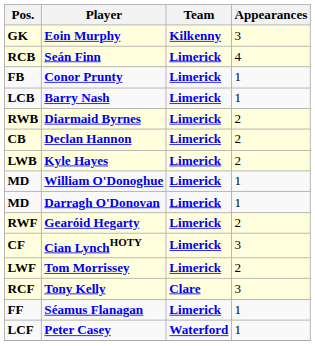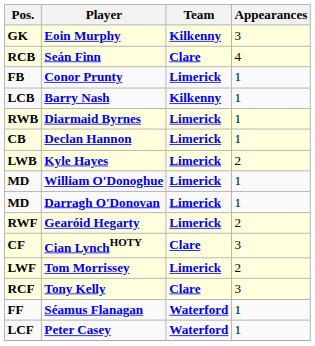(195, 56) Limerick -> (185, 56) Clare
(195, 98) Limerick -> (195, 98) Kilkenny
(238, 118) 2 -> (238, 118) 1
(238, 139) 2 -> (238, 139) 1
(195, 245) Limerick -> (185, 245) Clare
(195, 309) Limerick -> (199, 309) Waterford
